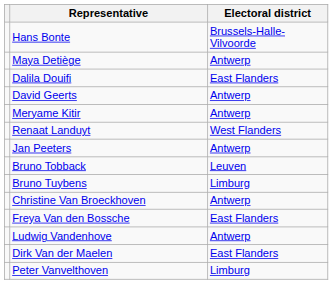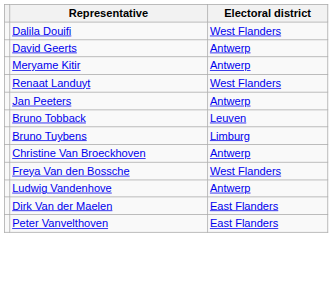- row: (41, 37)
- row: (46, 61)
(244, 78) East Flanders -> (245, 31) West Flanders
(244, 219) East Flanders -> (245, 171) West Flanders
(230, 271) Limburg -> (244, 224) East Flanders
